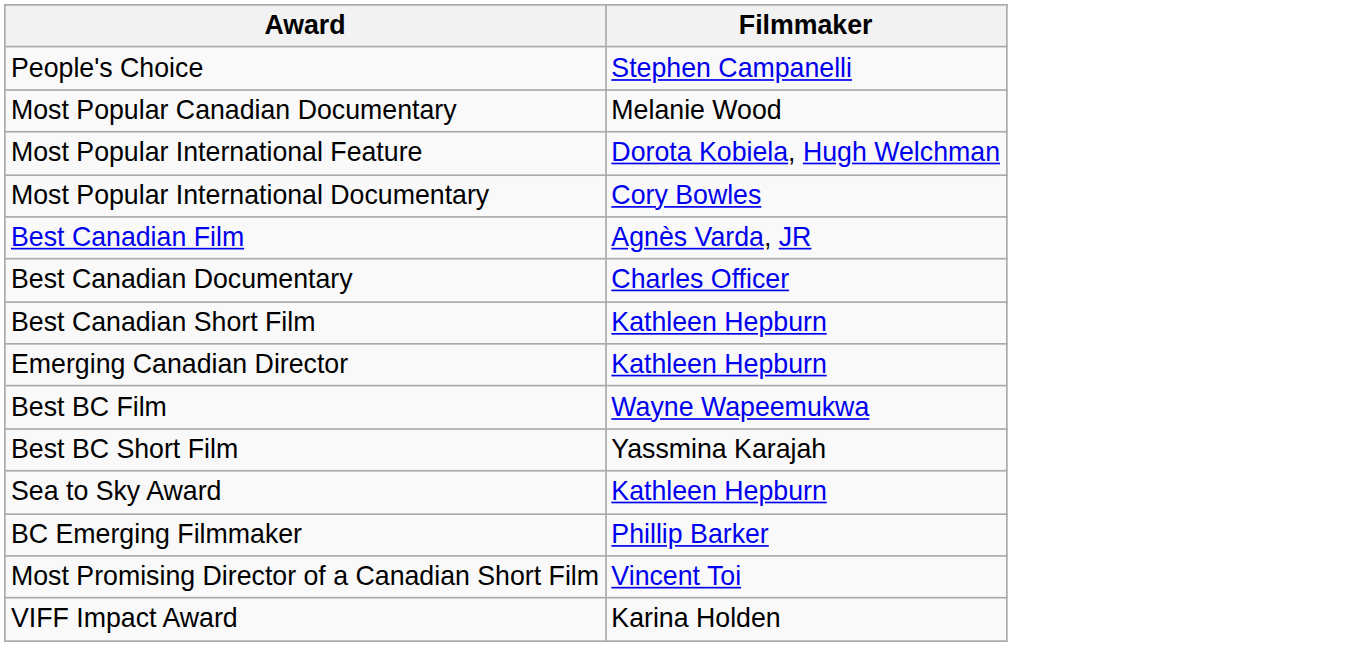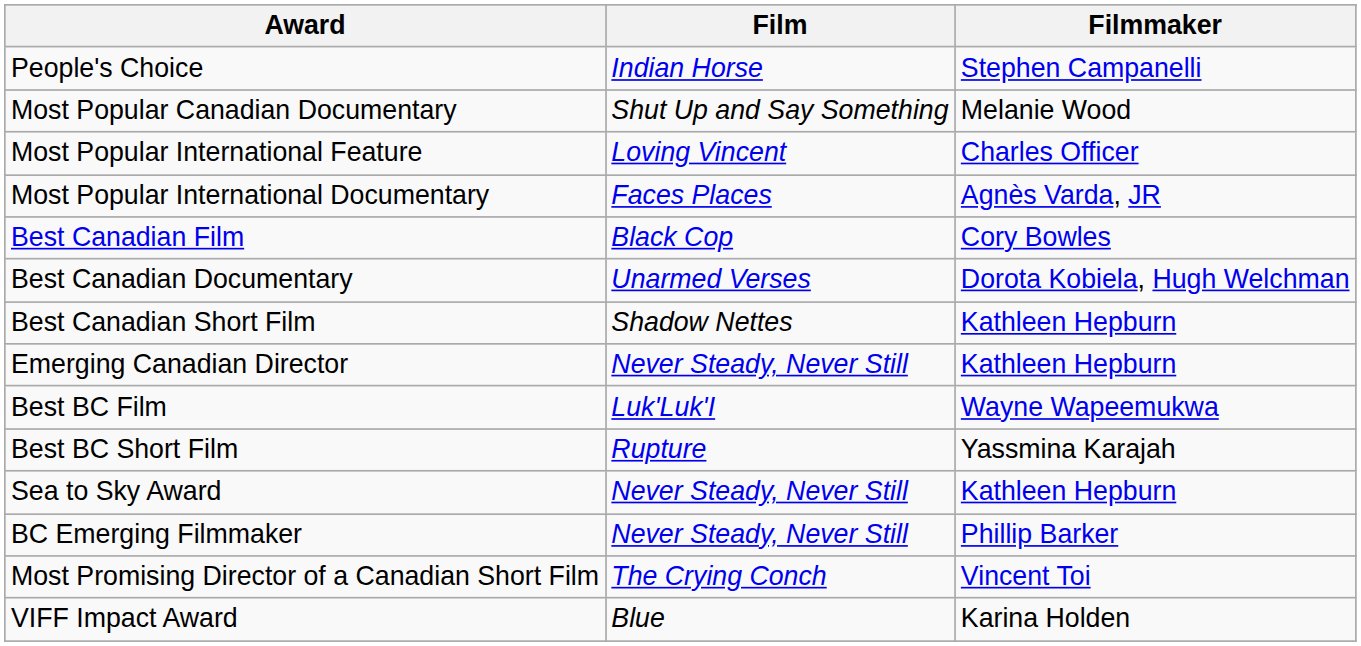+ column: (780, 25)
(806, 152) Dorota Kobiela, Hugh Welchman -> (1050, 152) Charles Officer
(686, 195) Cory Bowles -> (1061, 195) Agnès Varda, JR
(711, 237) Agnès Varda, JR -> (1036, 237) Cory Bowles
(700, 279) Charles Officer -> (1155, 279) Dorota Kobiela, Hugh Welchman
